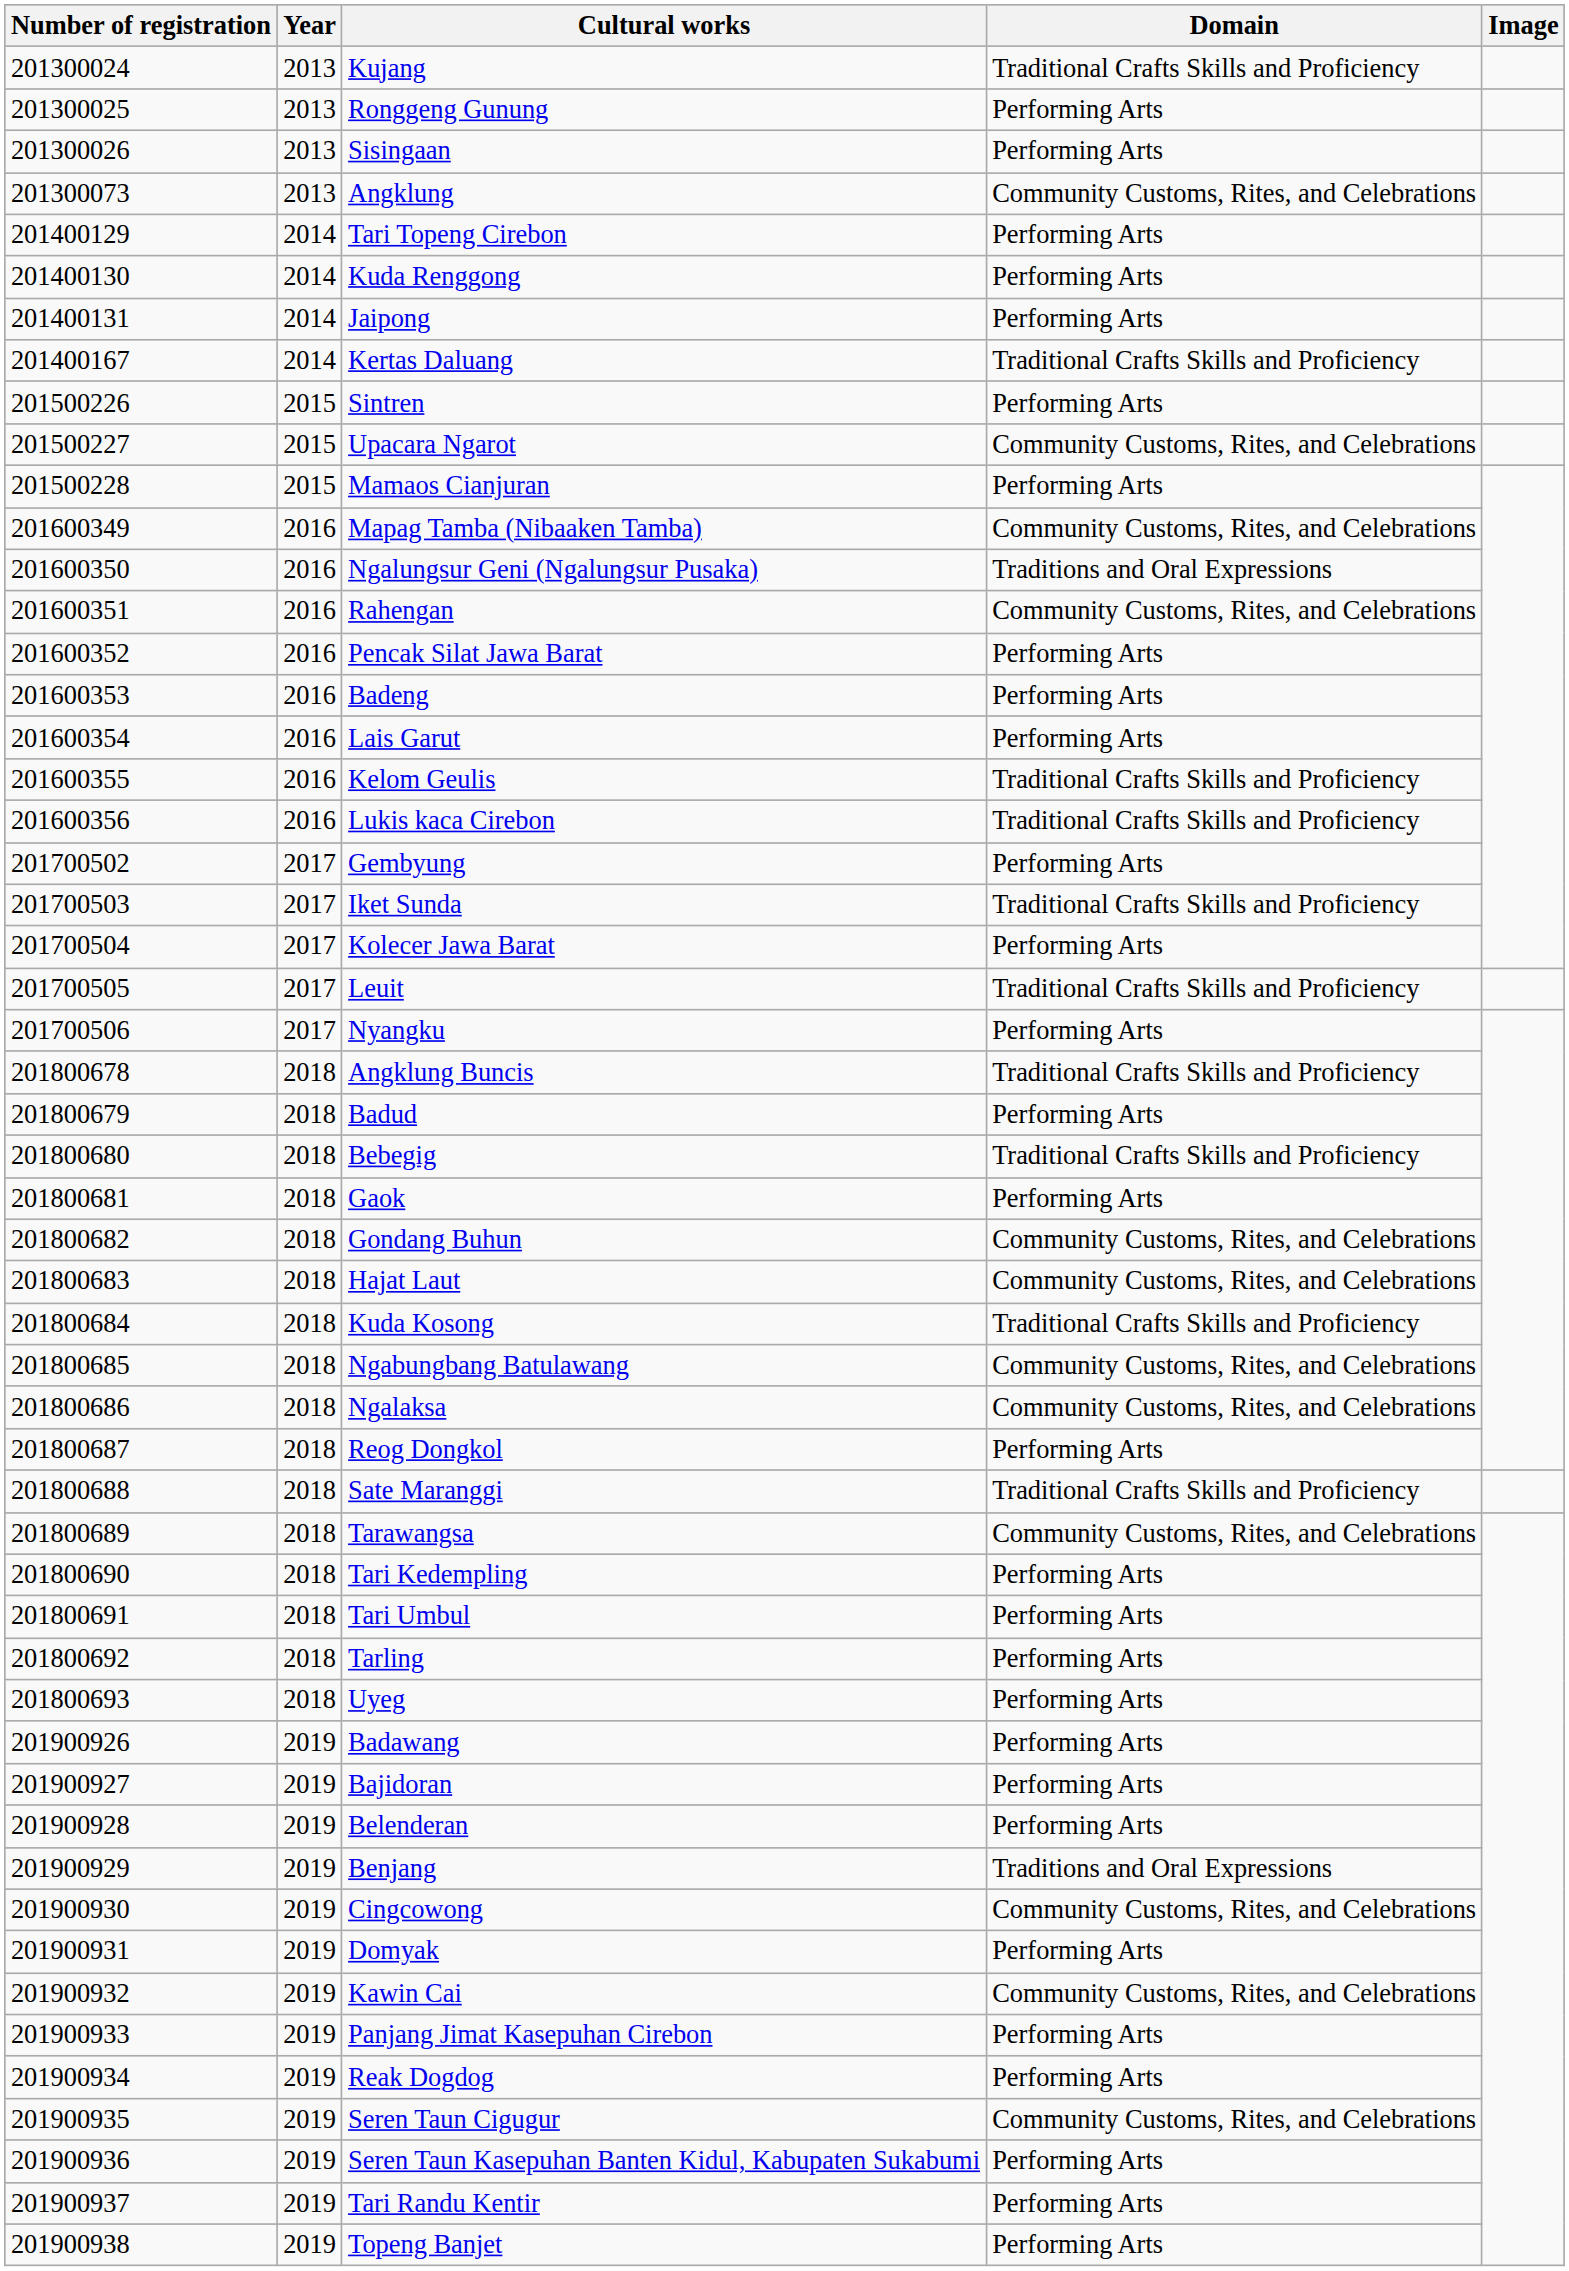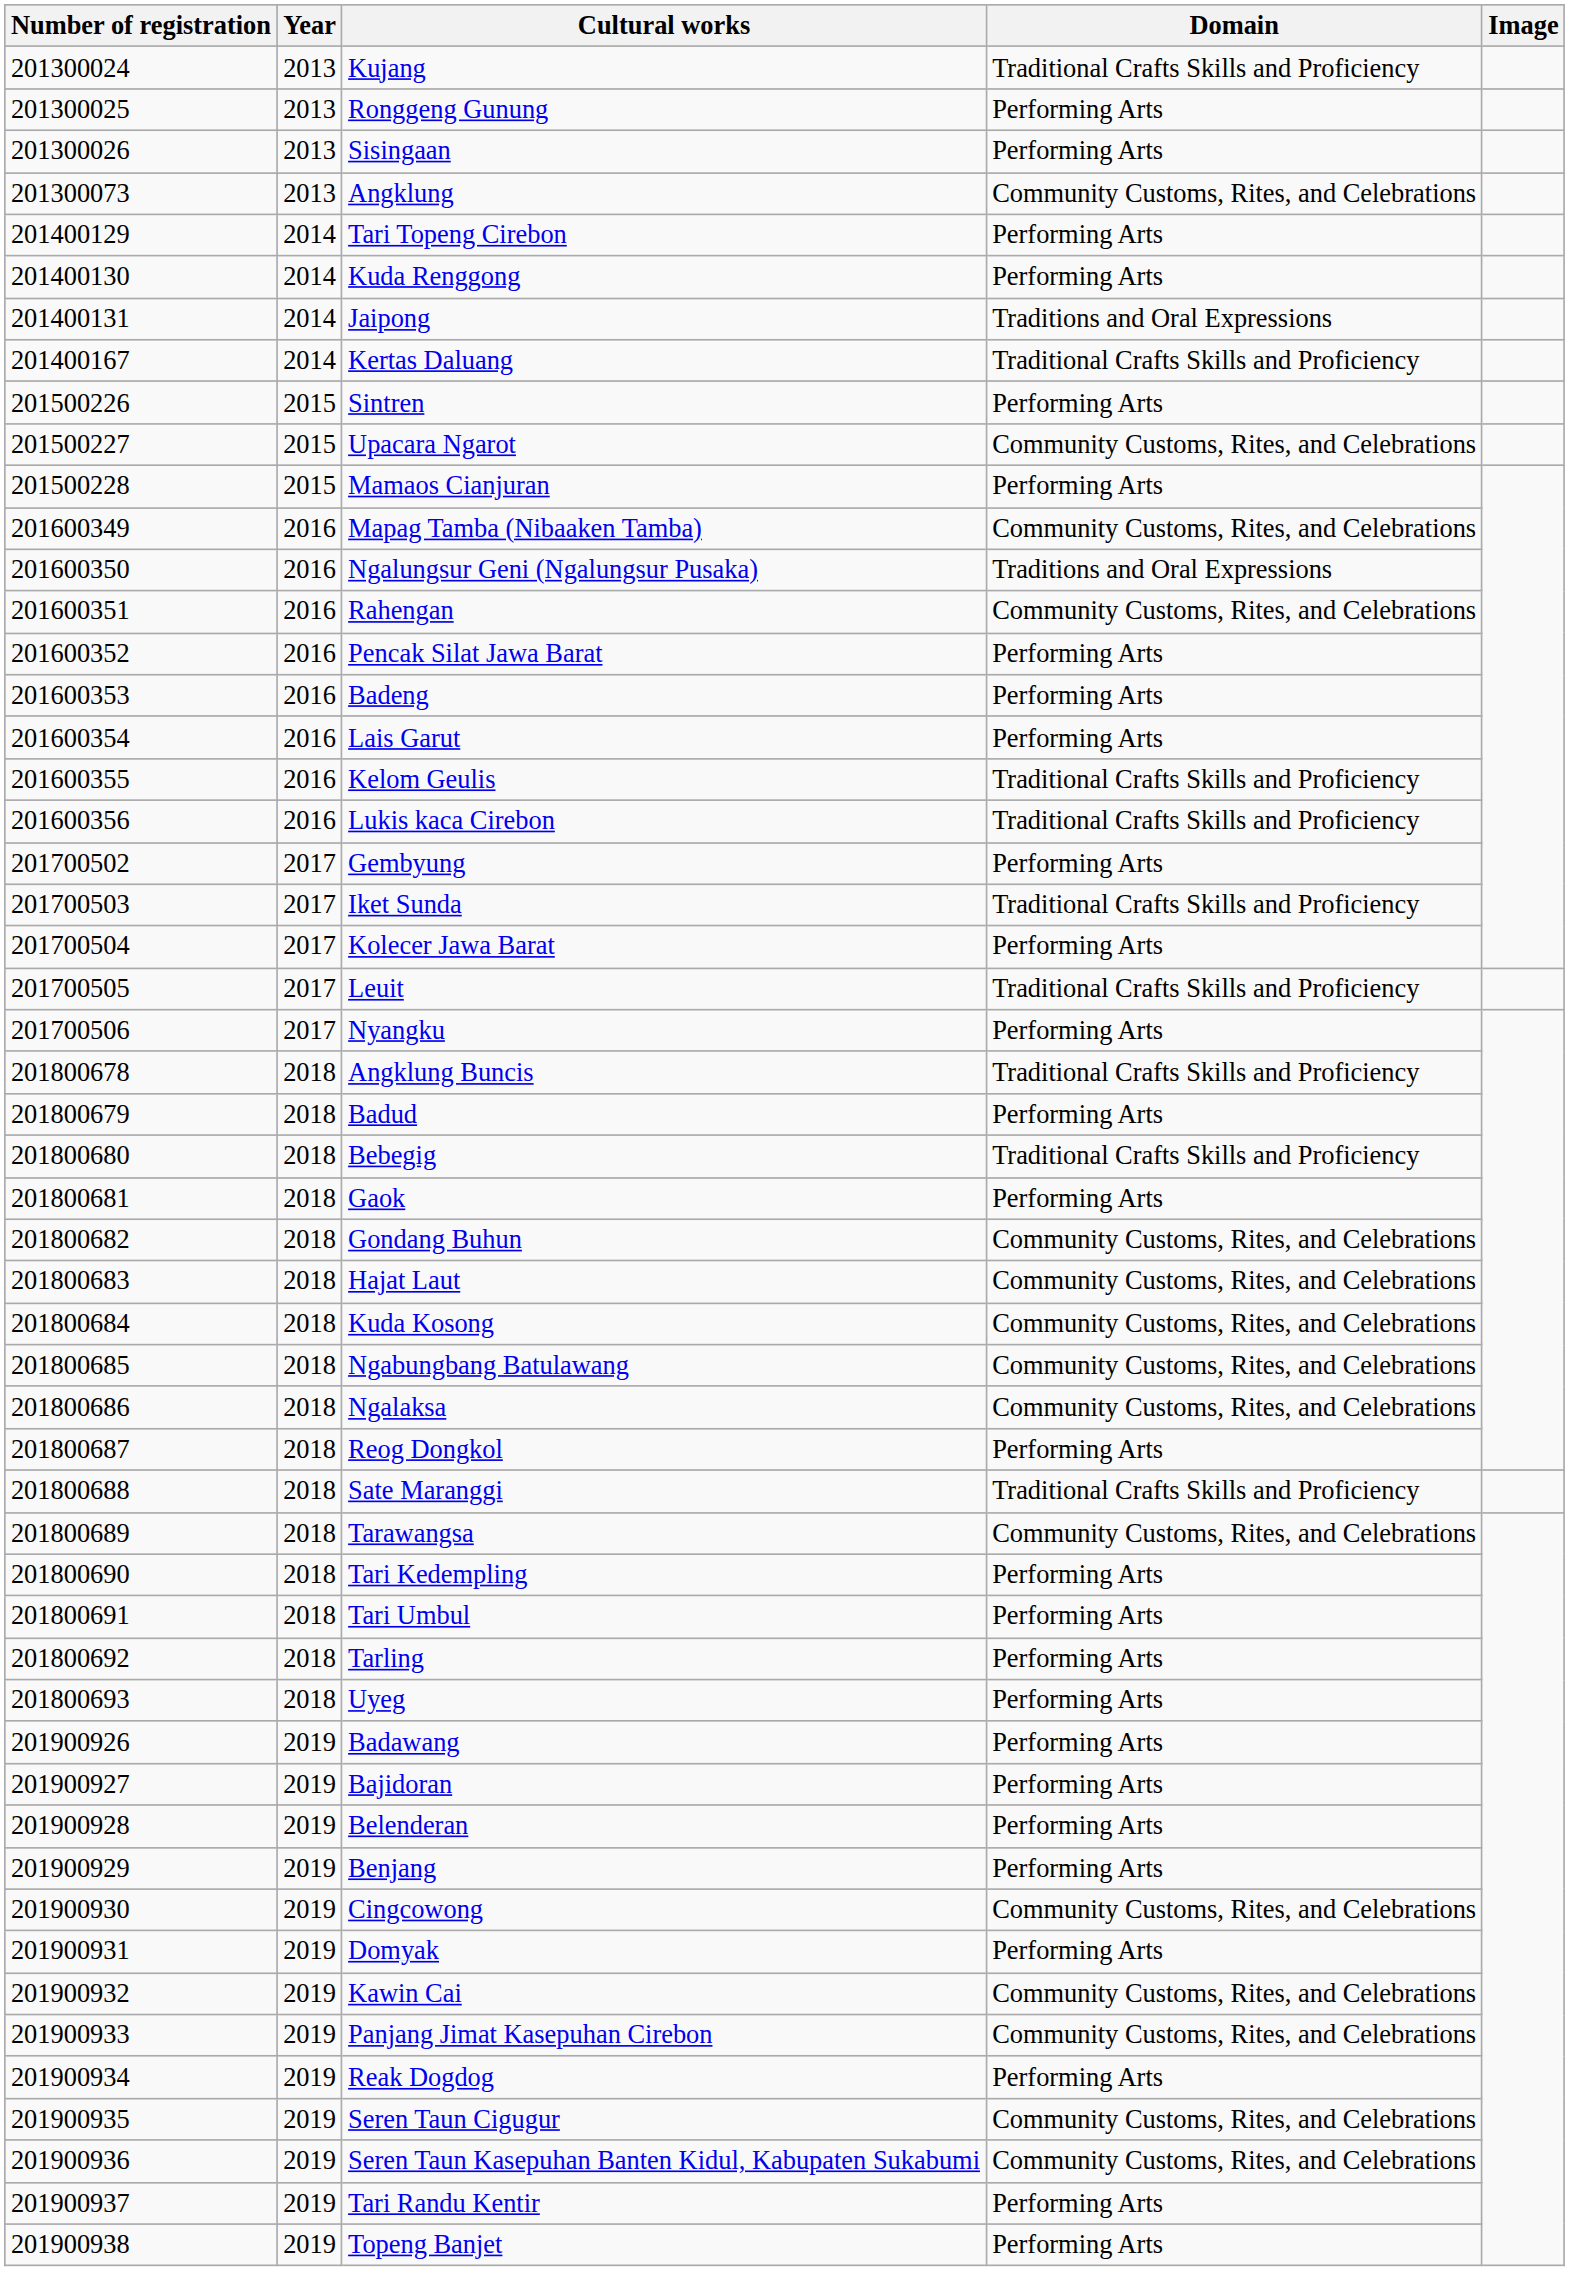(1078, 318) Performing Arts -> (1162, 318) Traditions and Oral Expressions
(1206, 1323) Traditional Crafts Skills and Proficiency -> (1234, 1323) Community Customs, Rites, and Celebrations
(1162, 1867) Traditions and Oral Expressions -> (1078, 1867) Performing Arts
(1078, 2035) Performing Arts -> (1234, 2035) Community Customs, Rites, and Celebrations
(1078, 2160) Performing Arts -> (1234, 2160) Community Customs, Rites, and Celebrations
